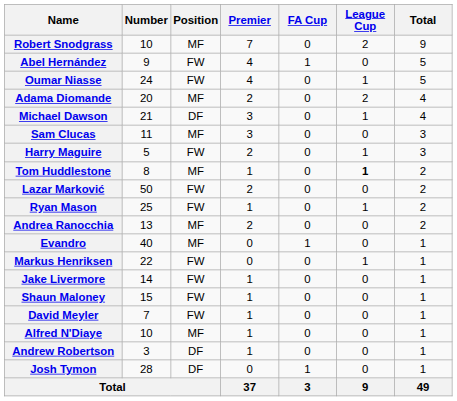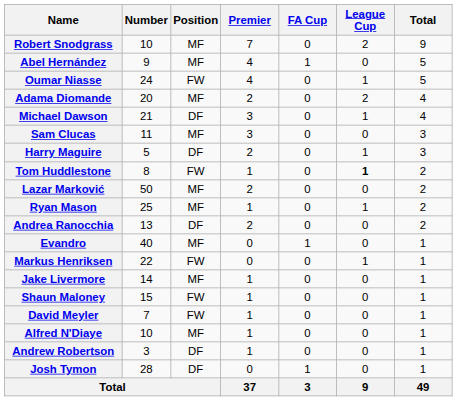(196, 62) FW -> (196, 62) MF
(196, 153) FW -> (196, 153) DF
(196, 171) MF -> (196, 171) FW
(196, 189) FW -> (196, 189) MF
(196, 207) FW -> (196, 207) MF
(196, 225) MF -> (196, 225) DF
(196, 279) FW -> (196, 279) MF
